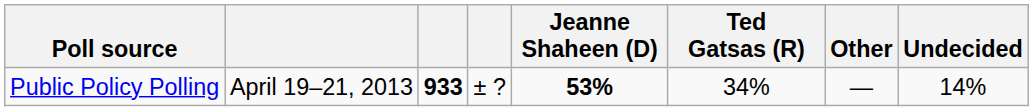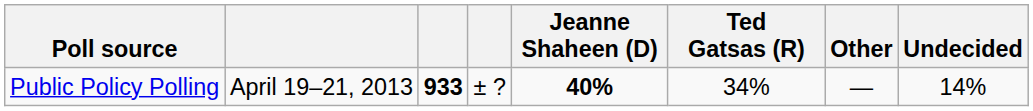(590, 86) 53% -> (590, 86) 40%
